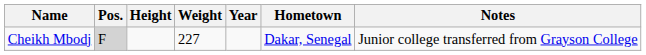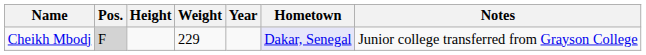(189, 38) 227 -> (189, 38) 229
(308, 38) no background -> (308, 38) lavender background
